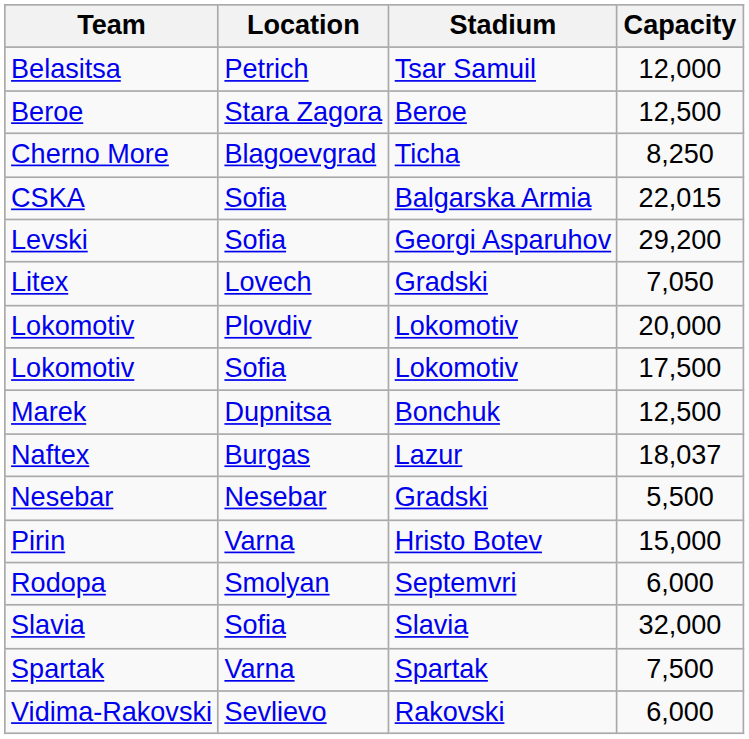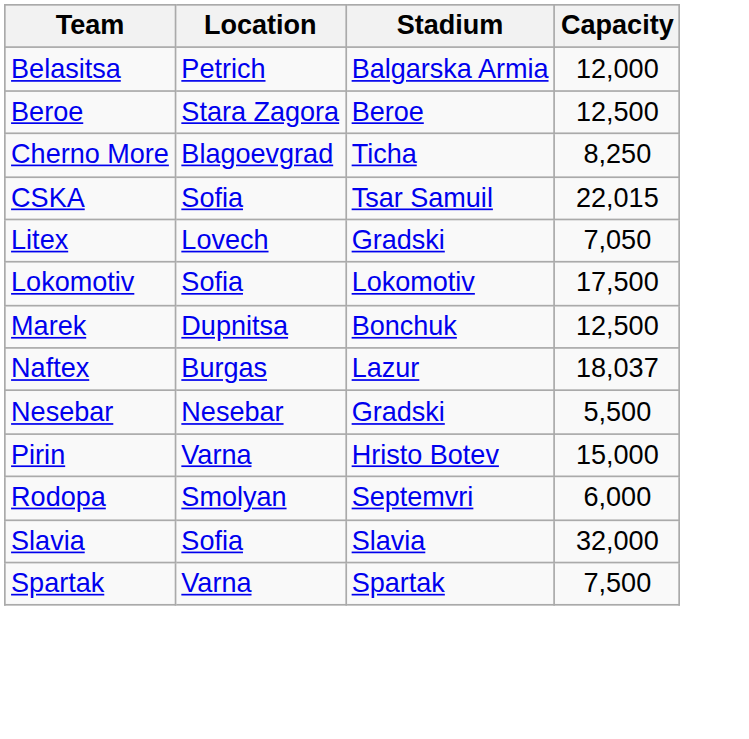(465, 68) Tsar Samuil -> (450, 68) Balgarska Armia
(493, 197) Balgarska Armia -> (422, 197) Tsar Samuil
- row: (49, 240)
- row: (73, 326)
- row: (112, 712)
